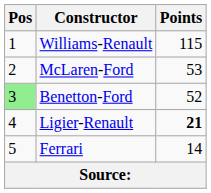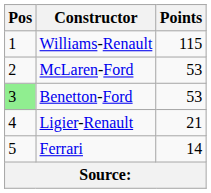(194, 96) 52 -> (194, 96) 53
(194, 123) bold -> (194, 123) normal
